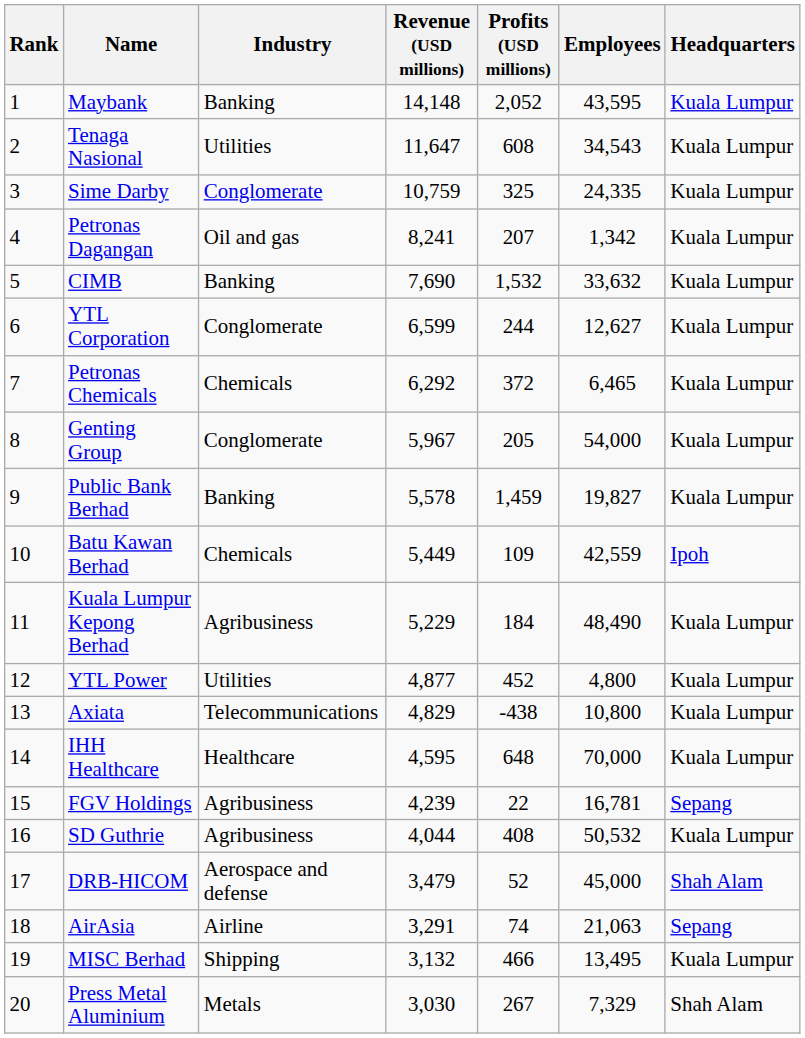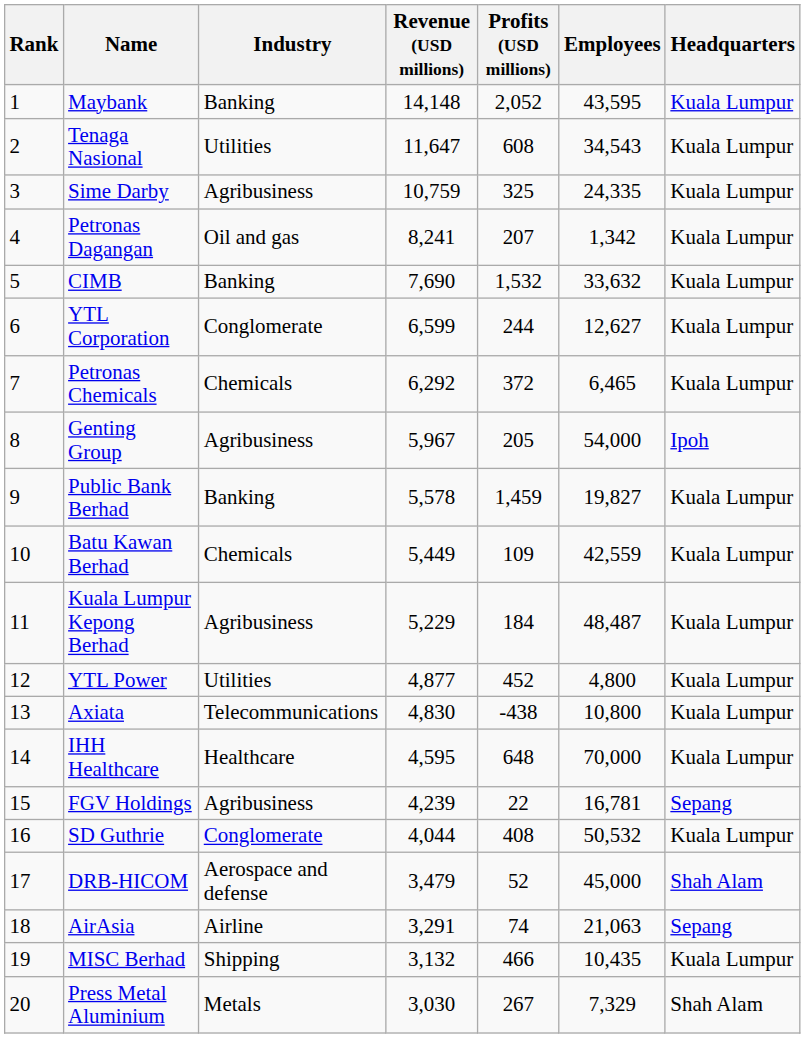(263, 191) Conglomerate -> (259, 191) Agribusiness
(263, 440) Conglomerate -> (259, 440) Agribusiness
(732, 440) Kuala Lumpur -> (690, 440) Ipoh
(690, 553) Ipoh -> (732, 553) Kuala Lumpur
(612, 622) 48,490 -> (612, 622) 48,487
(432, 712) 4,829 -> (432, 712) 4,830
(259, 835) Agribusiness -> (263, 835) Conglomerate
(612, 959) 13,495 -> (612, 959) 10,435
